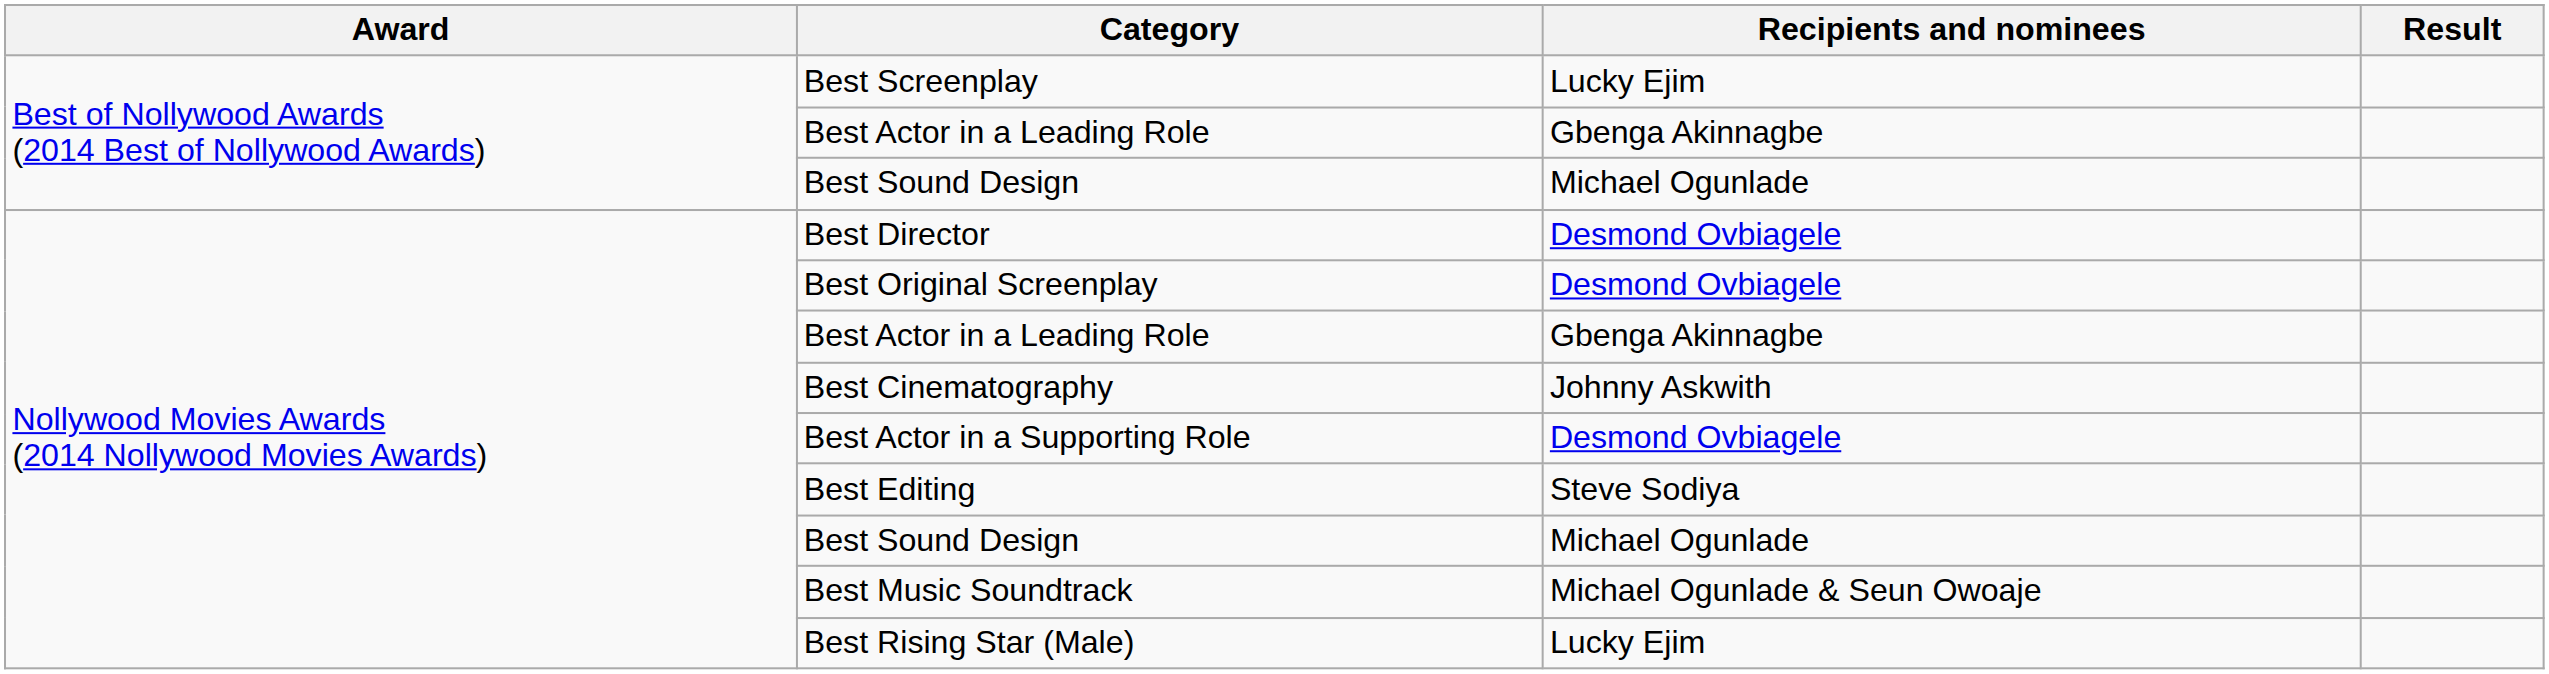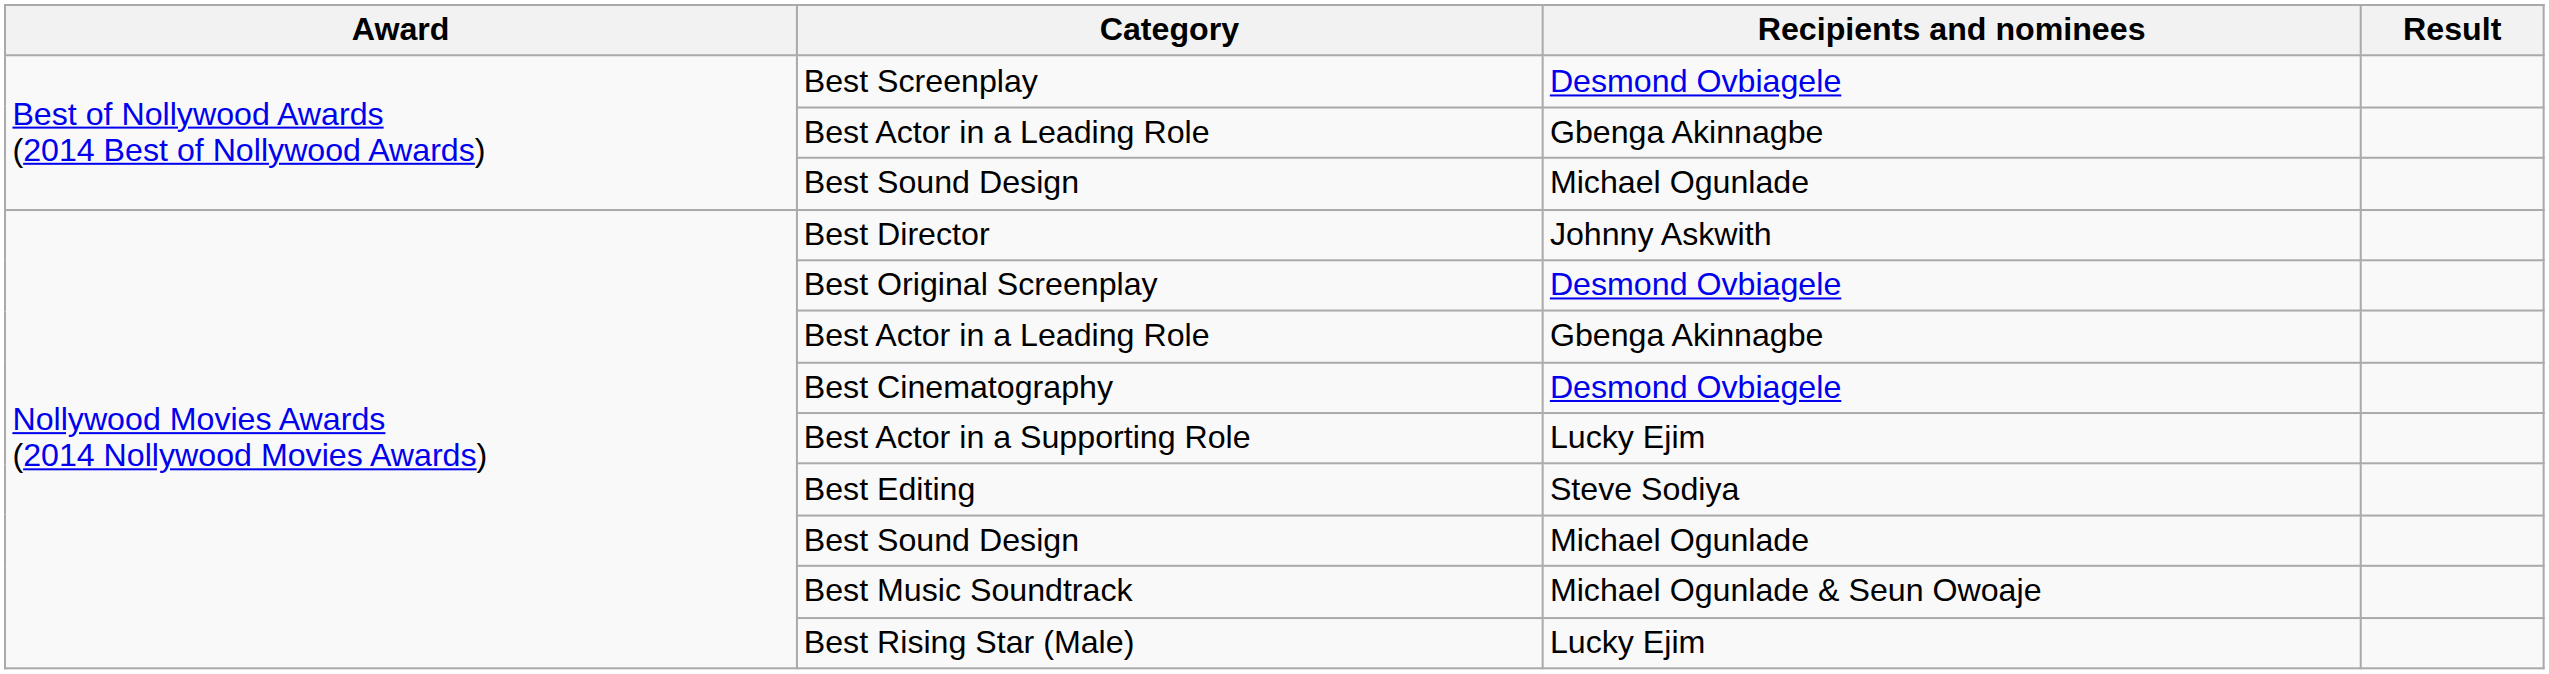(1628, 81) Lucky Ejim -> (1696, 81) Desmond Ovbiagele
(1696, 234) Desmond Ovbiagele -> (1661, 234) Johnny Askwith
(1661, 387) Johnny Askwith -> (1696, 387) Desmond Ovbiagele
(1696, 438) Desmond Ovbiagele -> (1628, 438) Lucky Ejim
